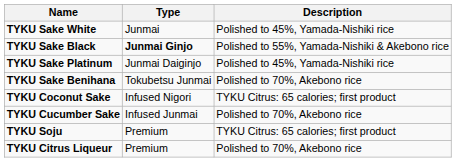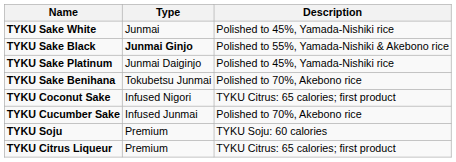(306, 132) TYKU Citrus: 65 calories; first product -> (272, 132) TYKU Soju: 60 calories
(289, 149) Polished to 70%, Akebono rice -> (306, 149) TYKU Citrus: 65 calories; first product
